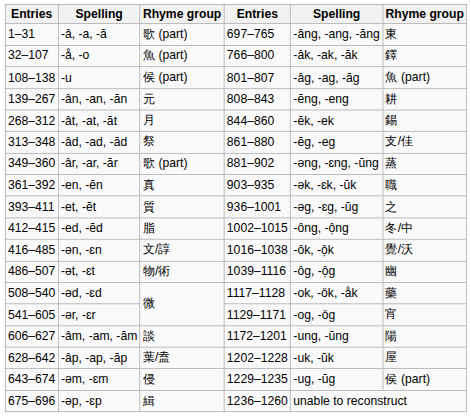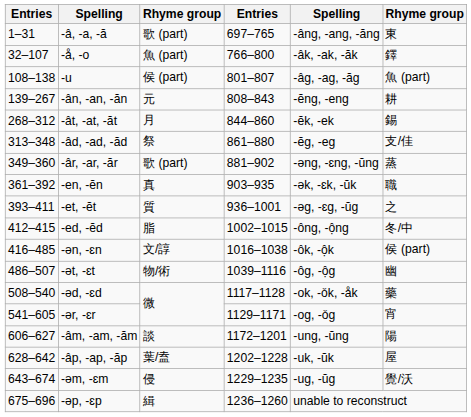(399, 249) 覺/沃 -> (408, 249) 侯 (part)
(408, 379) 侯 (part) -> (399, 379) 覺/沃
